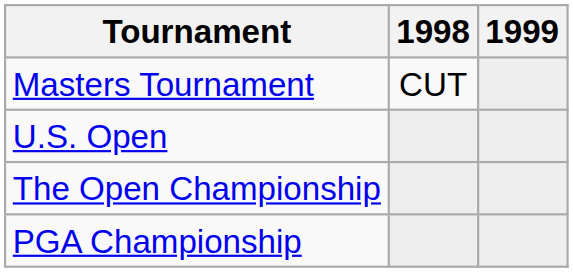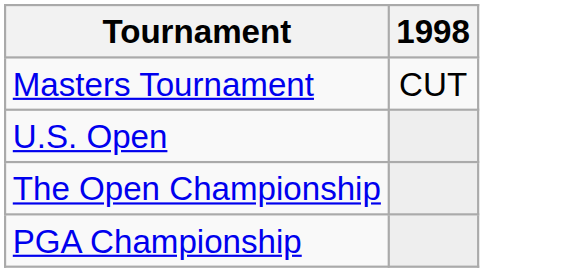- column: (522, 32)
